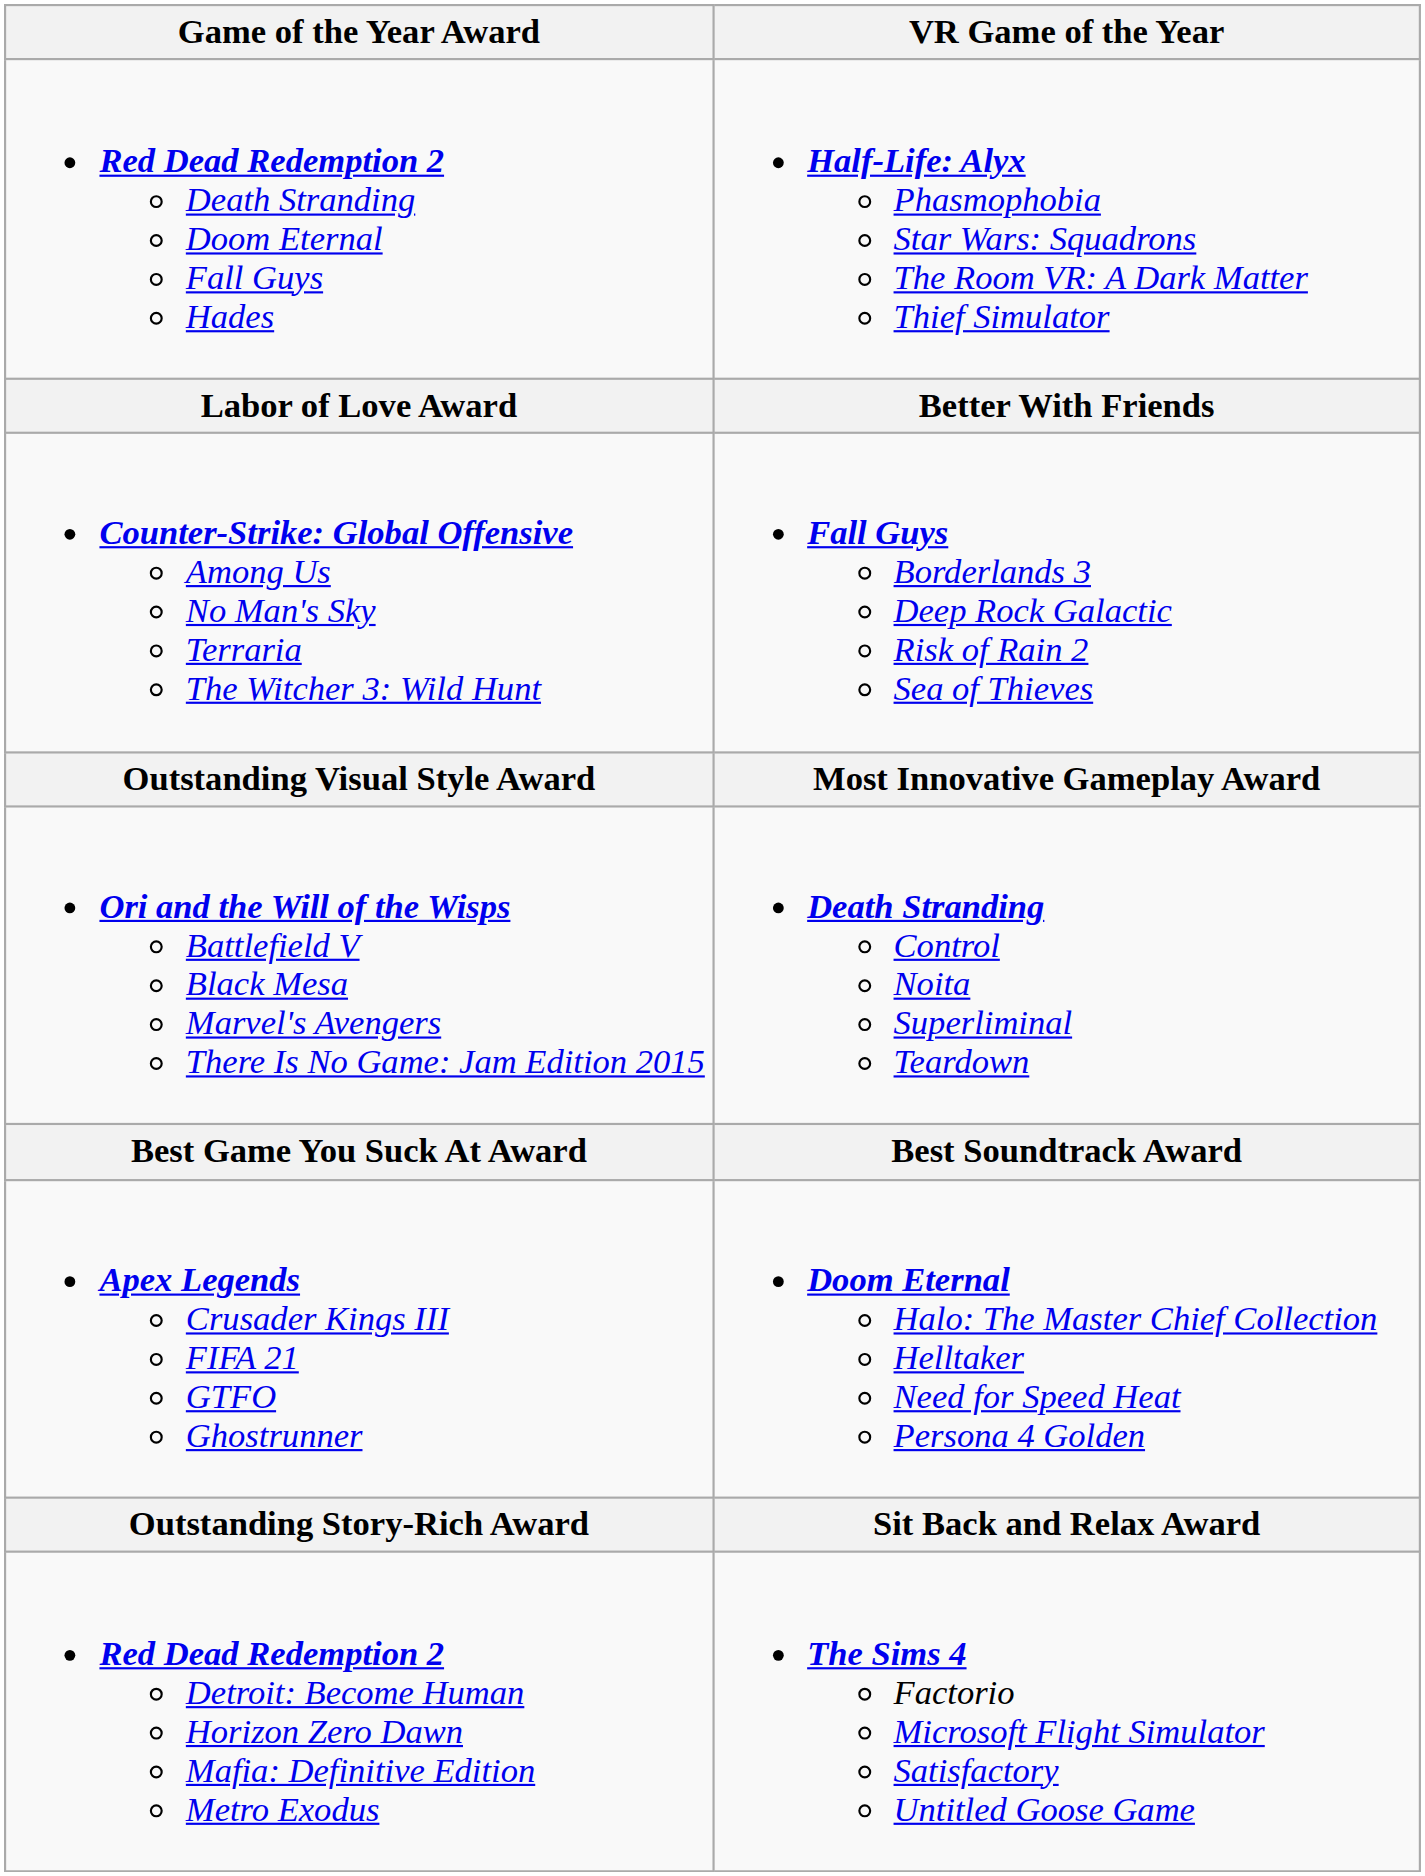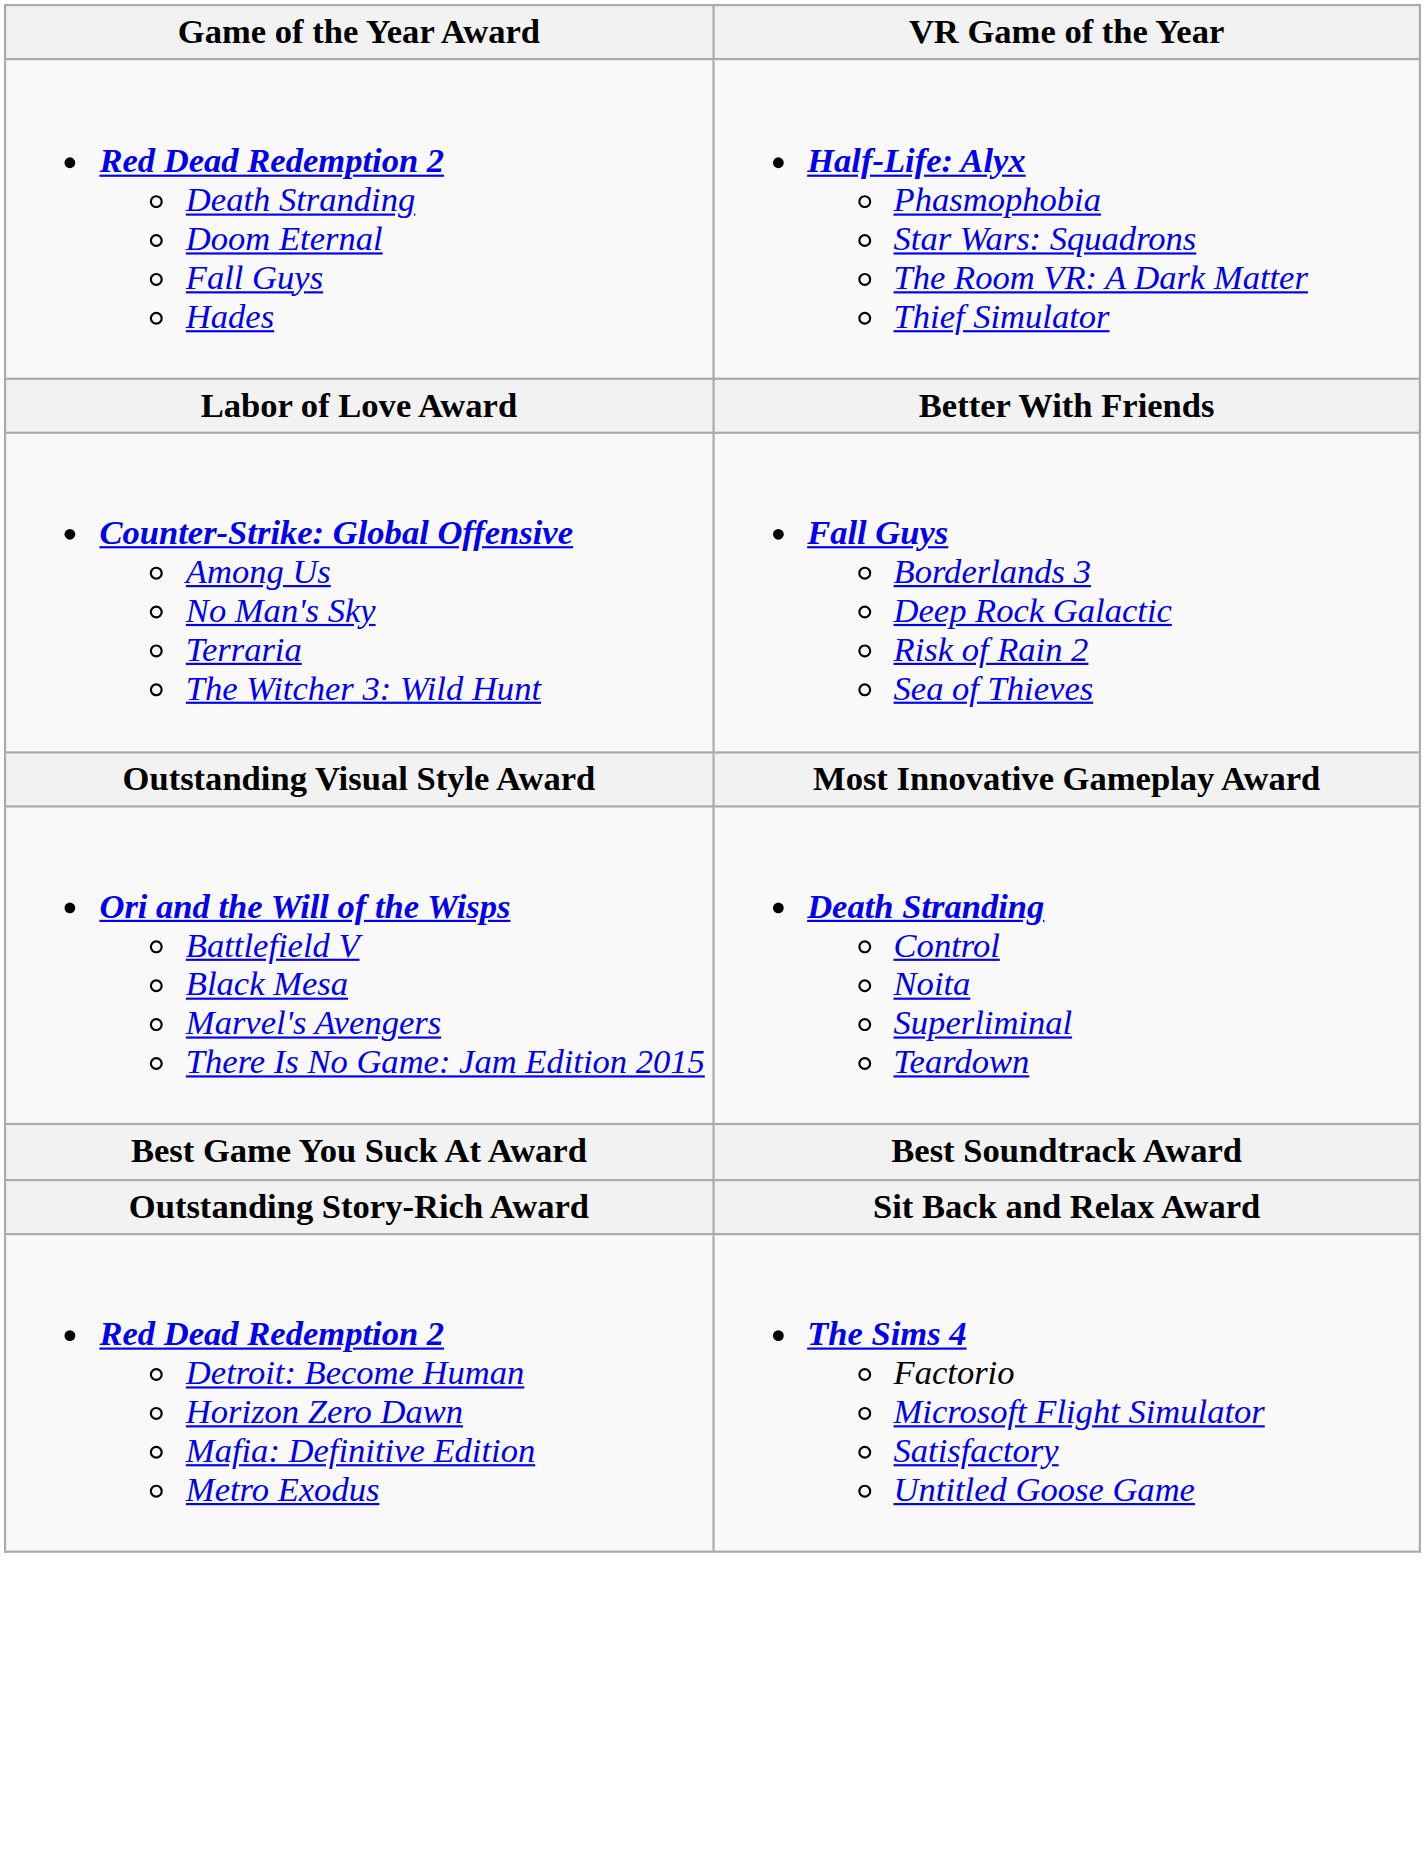- row: (359, 1358)
